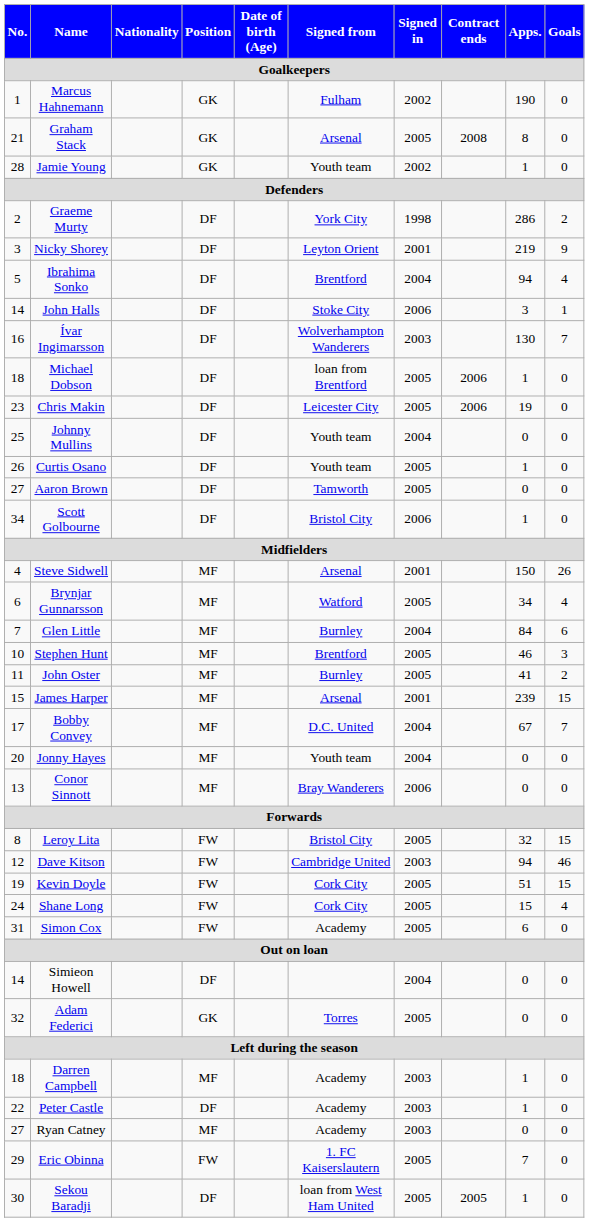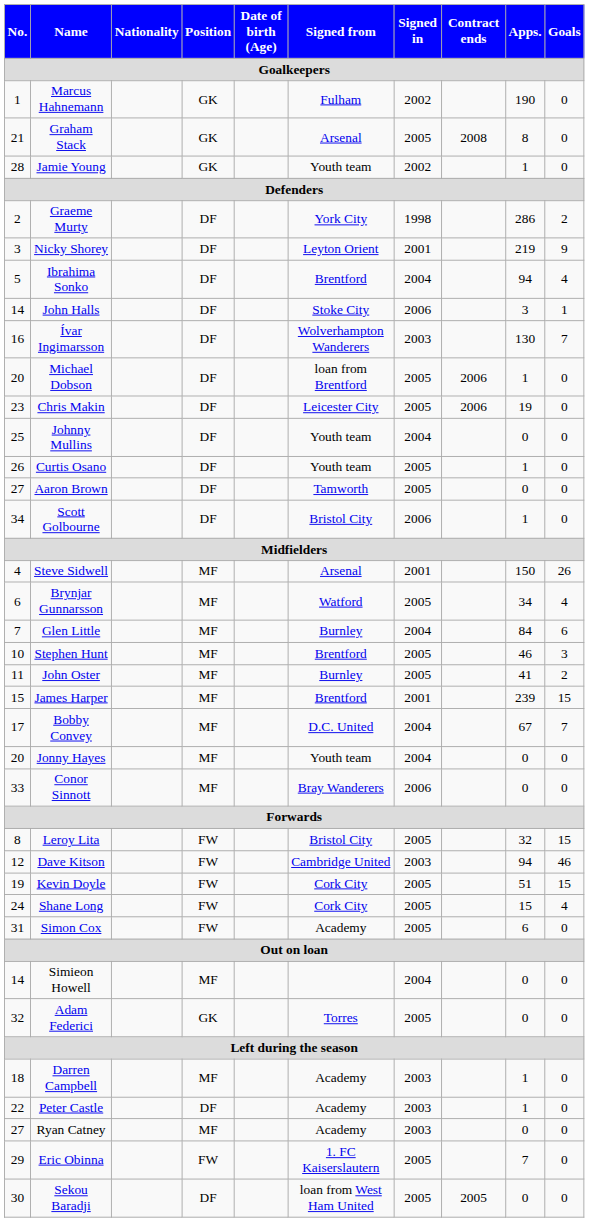(17, 377) 18 -> (17, 377) 20
(341, 697) Arsenal -> (341, 697) Brentford
(17, 787) 13 -> (17, 787) 33
(208, 980) DF -> (208, 980) MF
(525, 1198) 1 -> (525, 1198) 0
